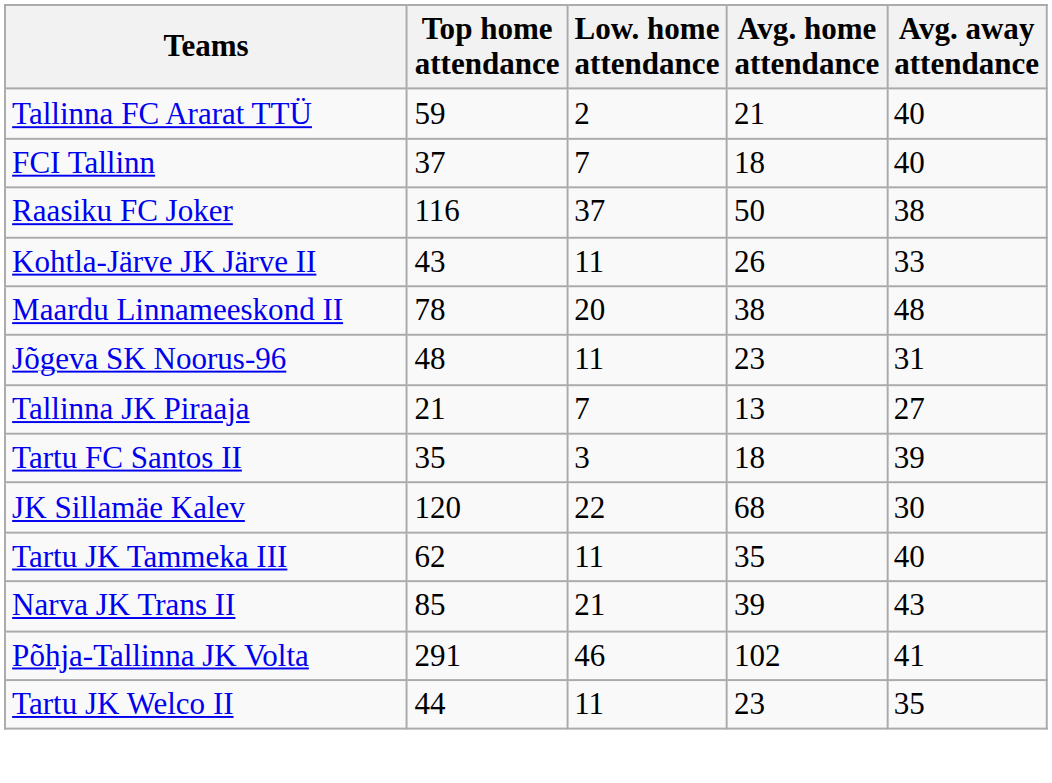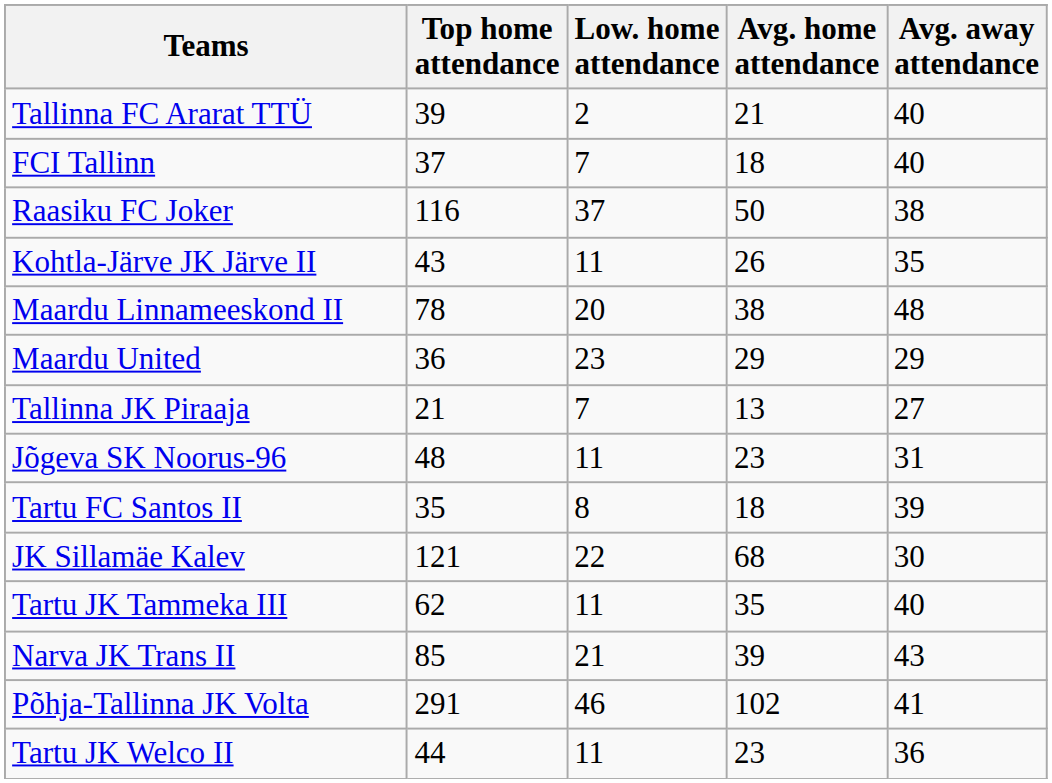(430, 113) 59 -> (430, 113) 39
(909, 260) 33 -> (909, 260) 35
+ row: (107, 359)
rows swapped: (149, 359) <-> (131, 408)
(582, 457) 3 -> (582, 507) 8
(438, 507) 120 -> (438, 556) 121
(909, 703) 35 -> (909, 753) 36
